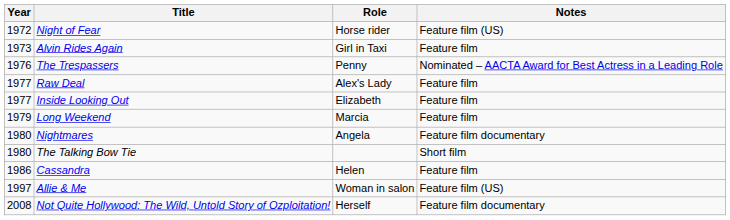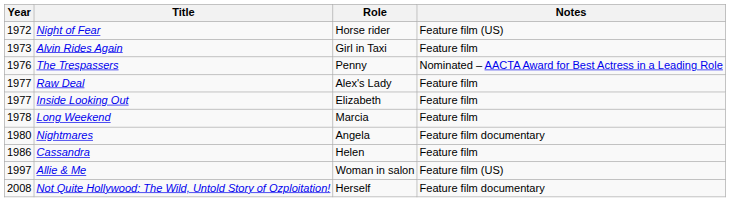(19, 118) 1979 -> (19, 118) 1978
- row: (86, 153)
